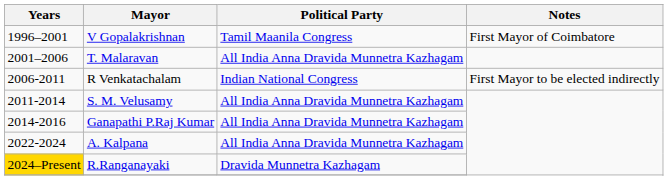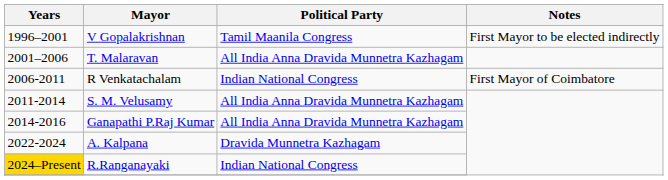(542, 36) First Mayor of Coimbatore -> (565, 36) First Mayor to be elected indirectly
(565, 79) First Mayor to be elected indirectly -> (542, 79) First Mayor of Coimbatore
(342, 143) All India Anna Dravida Munnetra Kazhagam -> (300, 143) Dravida Munnetra Kazhagam
(300, 164) Dravida Munnetra Kazhagam -> (289, 164) Indian National Congress
